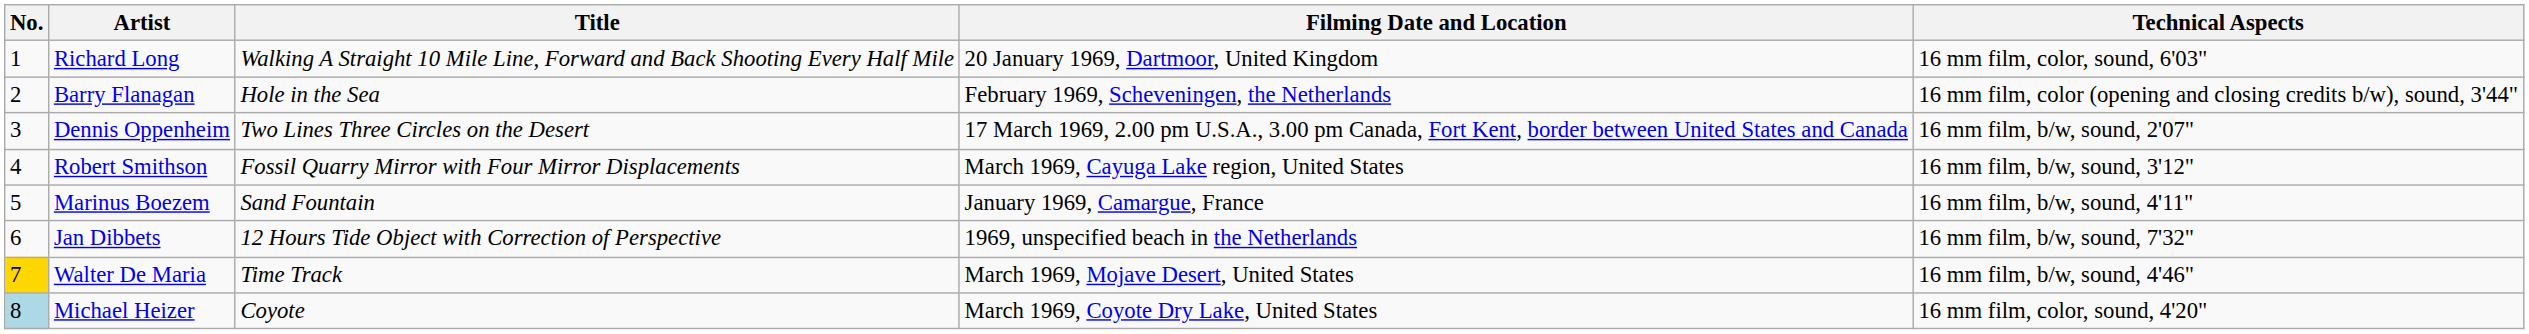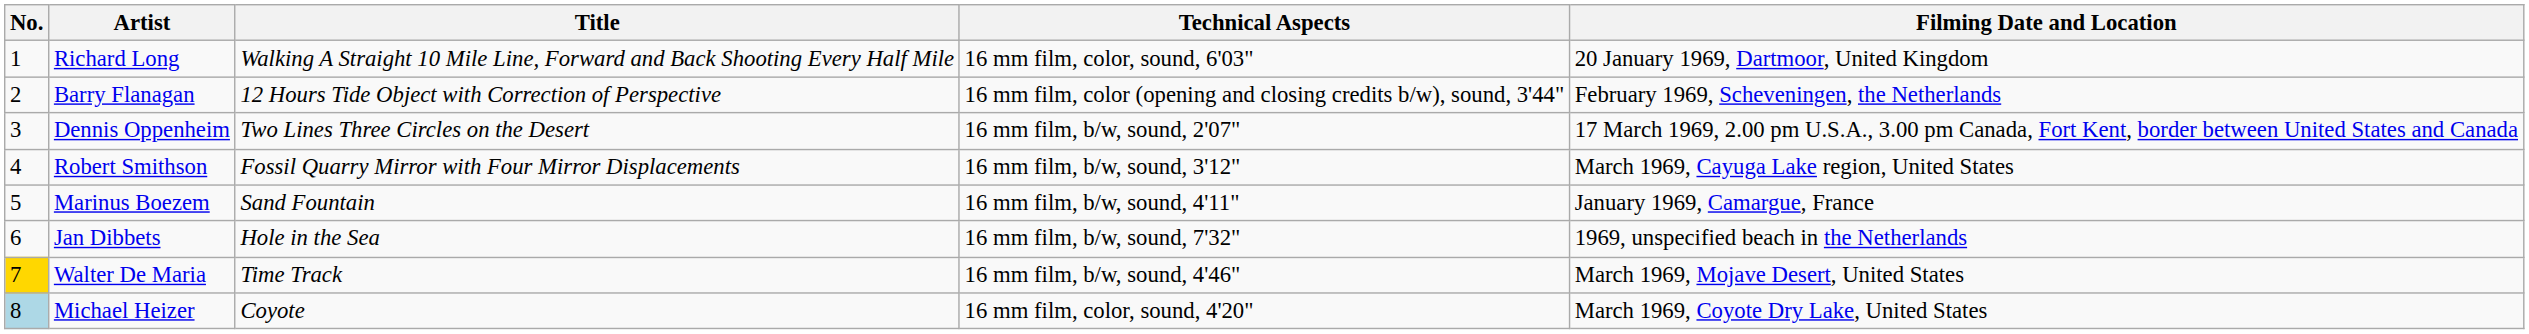columns swapped: (1436, 22) <-> (2218, 22)
(310, 94) Hole in the Sea -> (481, 94) 12 Hours Tide Object with Correction of Perspective
(481, 238) 12 Hours Tide Object with Correction of Perspective -> (310, 238) Hole in the Sea
